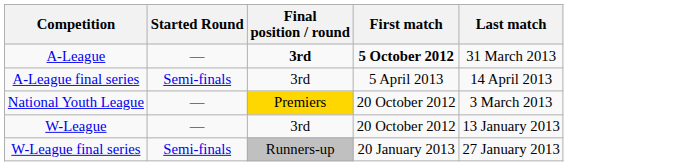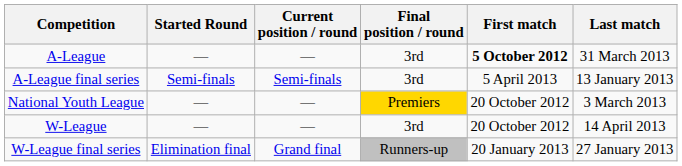+ column: (308, 24)
(300, 56) bold -> (414, 56) normal
(511, 79) 14 April 2013 -> (625, 79) 13 January 2013
(511, 126) 13 January 2013 -> (625, 126) 14 April 2013
(197, 149) Semi-finals -> (201, 149) Elimination final
